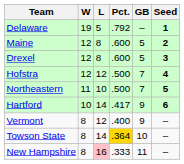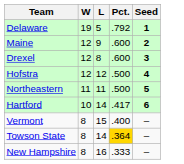- column: (142, 12)
(99, 43) 8 -> (99, 43) 9
(101, 89) 10 -> (101, 89) 11
(101, 120) 12 -> (101, 120) 15
(101, 151) pink background -> (101, 151) no background
